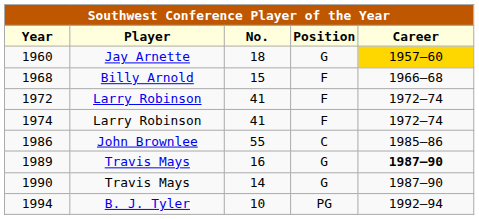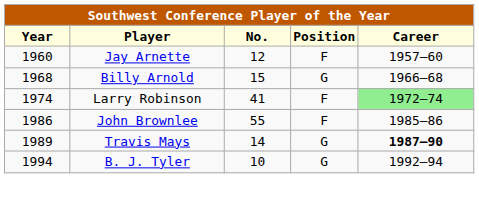(257, 57) 18 -> (257, 57) 12
(324, 57) G -> (324, 57) F
(416, 57) gold background -> (416, 57) no background
(324, 78) F -> (324, 78) G
- row: (37, 99)
(416, 120) no background -> (416, 99) lightgreen background
(324, 141) C -> (324, 120) F
(257, 162) 16 -> (257, 141) 14
- row: (37, 183)
(324, 204) PG -> (324, 162) G
